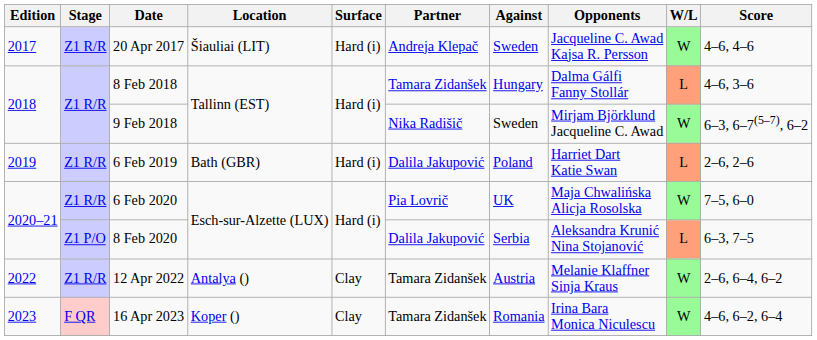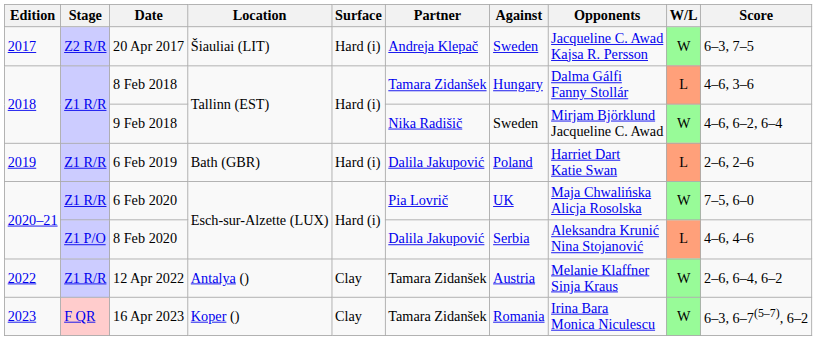(85, 46) Z1 R/R -> (85, 46) Z2 R/R
(729, 46) 4–6, 4–6 -> (729, 46) 6–3, 7–5
(756, 123) 6–3, 6–7(5–7), 6–2 -> (743, 123) 4–6, 6–2, 6–4
(729, 239) 6–3, 7–5 -> (729, 239) 4–6, 4–6
(743, 316) 4–6, 6–2, 6–4 -> (756, 316) 6–3, 6–7(5–7), 6–2
